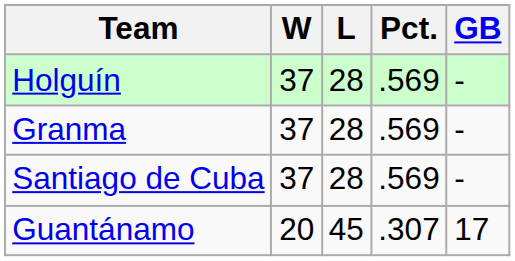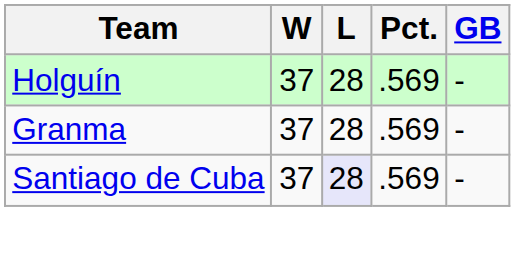(346, 179) no background -> (346, 179) lavender background
- row: (103, 229)
